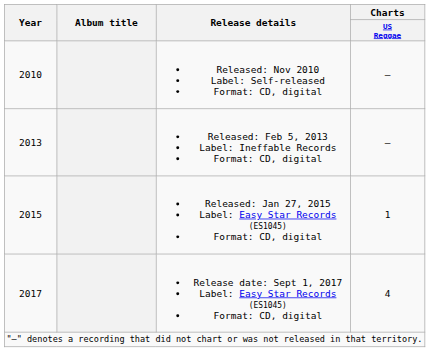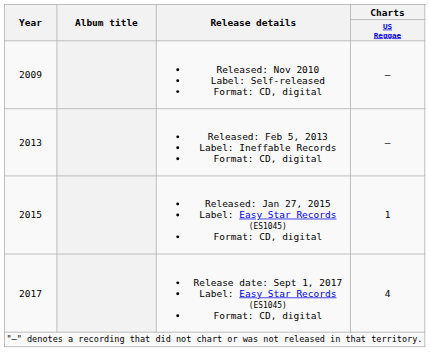(31, 75) 2010 -> (31, 75) 2009
